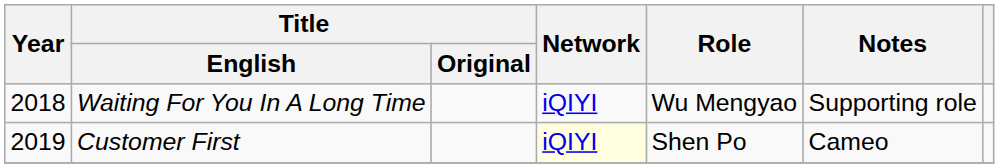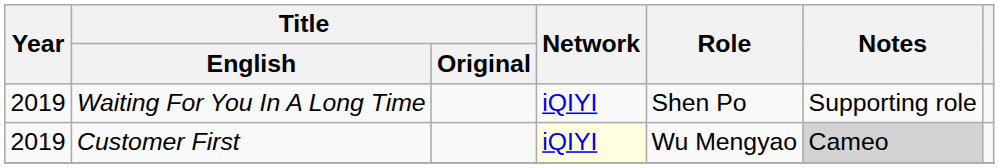(38, 102) 2018 -> (38, 102) 2019
(724, 102) Wu Mengyao -> (699, 102) Shen Po
(699, 142) Shen Po -> (724, 142) Wu Mengyao
(849, 142) no background -> (849, 142) lightgrey background
